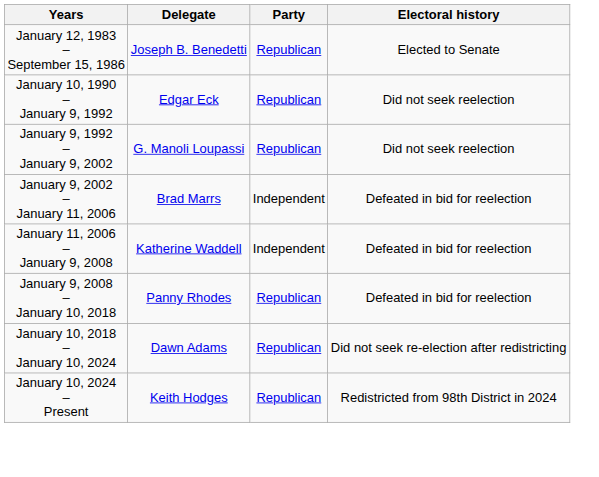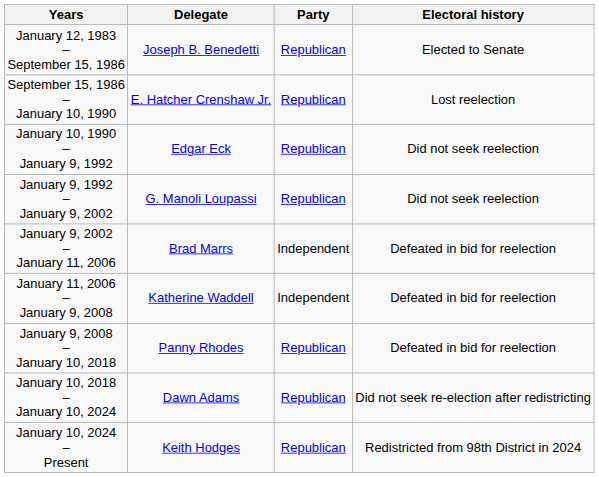+ row: (66, 99)
